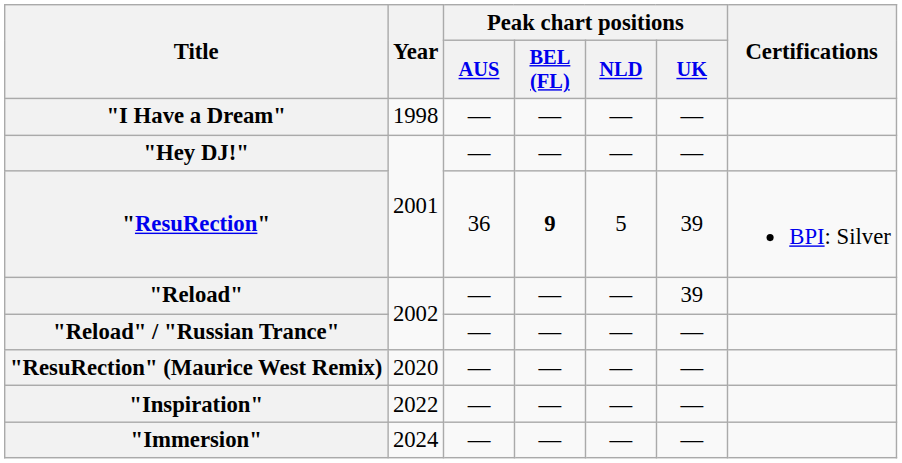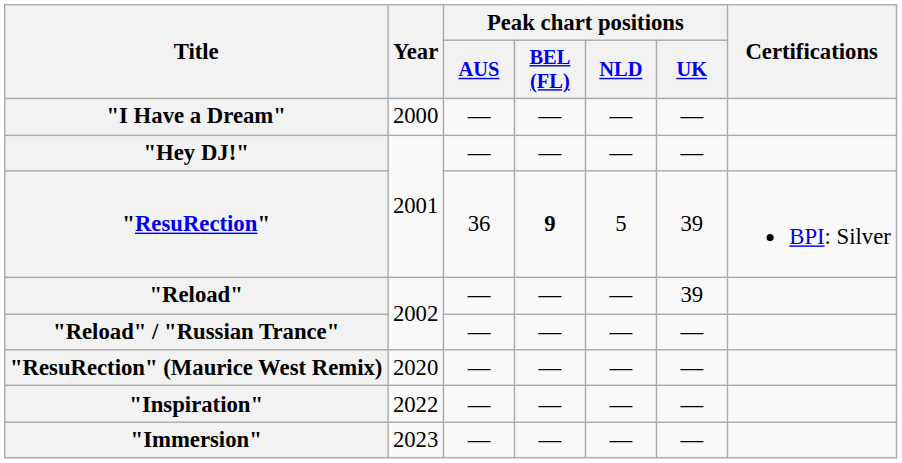(416, 116) 1998 -> (416, 116) 2000
(416, 439) 2024 -> (416, 439) 2023
